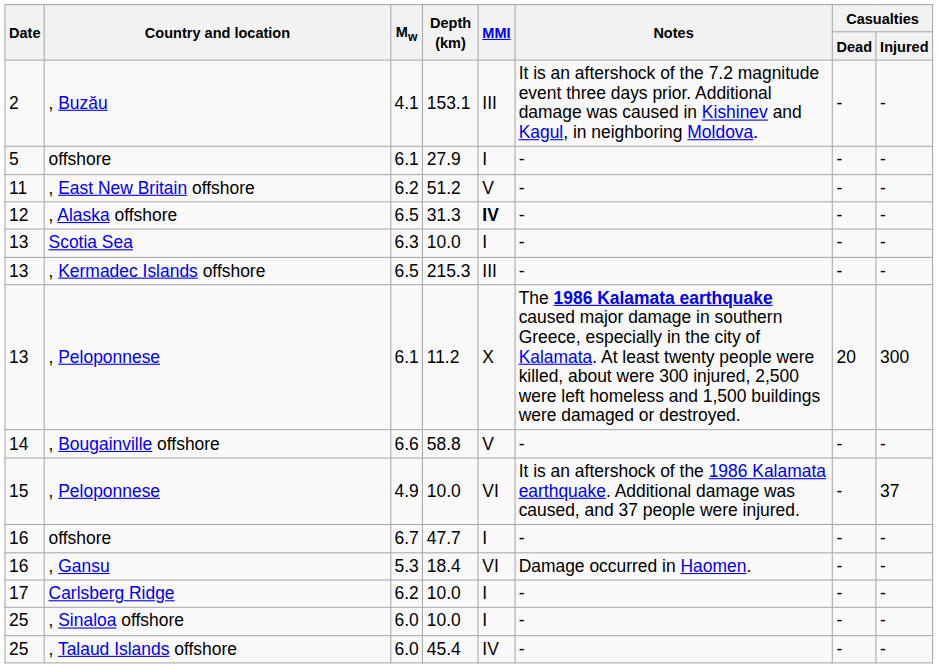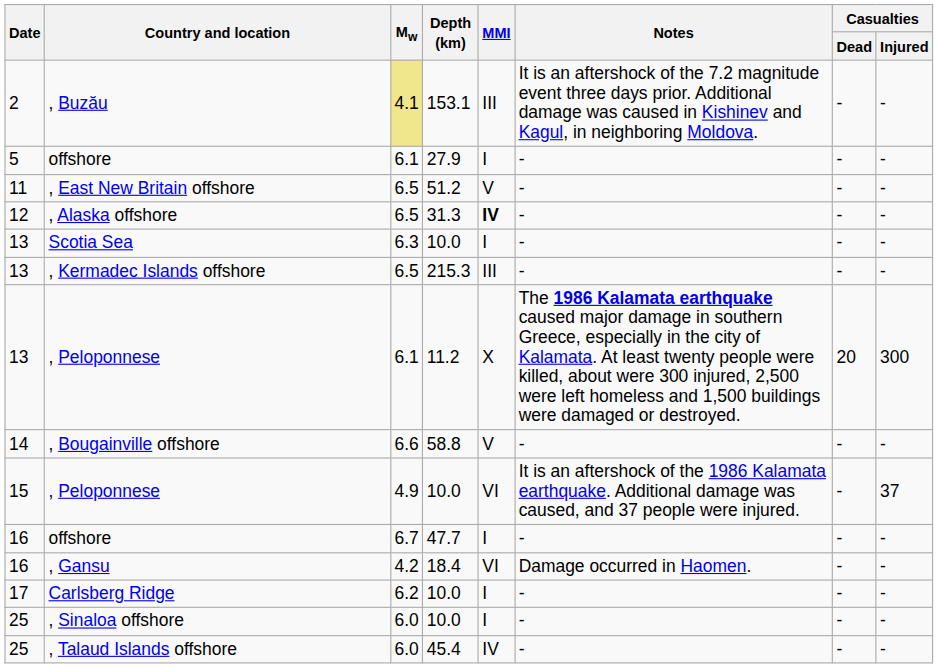(407, 103) no background -> (407, 103) khaki background
(407, 187) 6.2 -> (407, 187) 6.5
(407, 566) 5.3 -> (407, 566) 4.2
